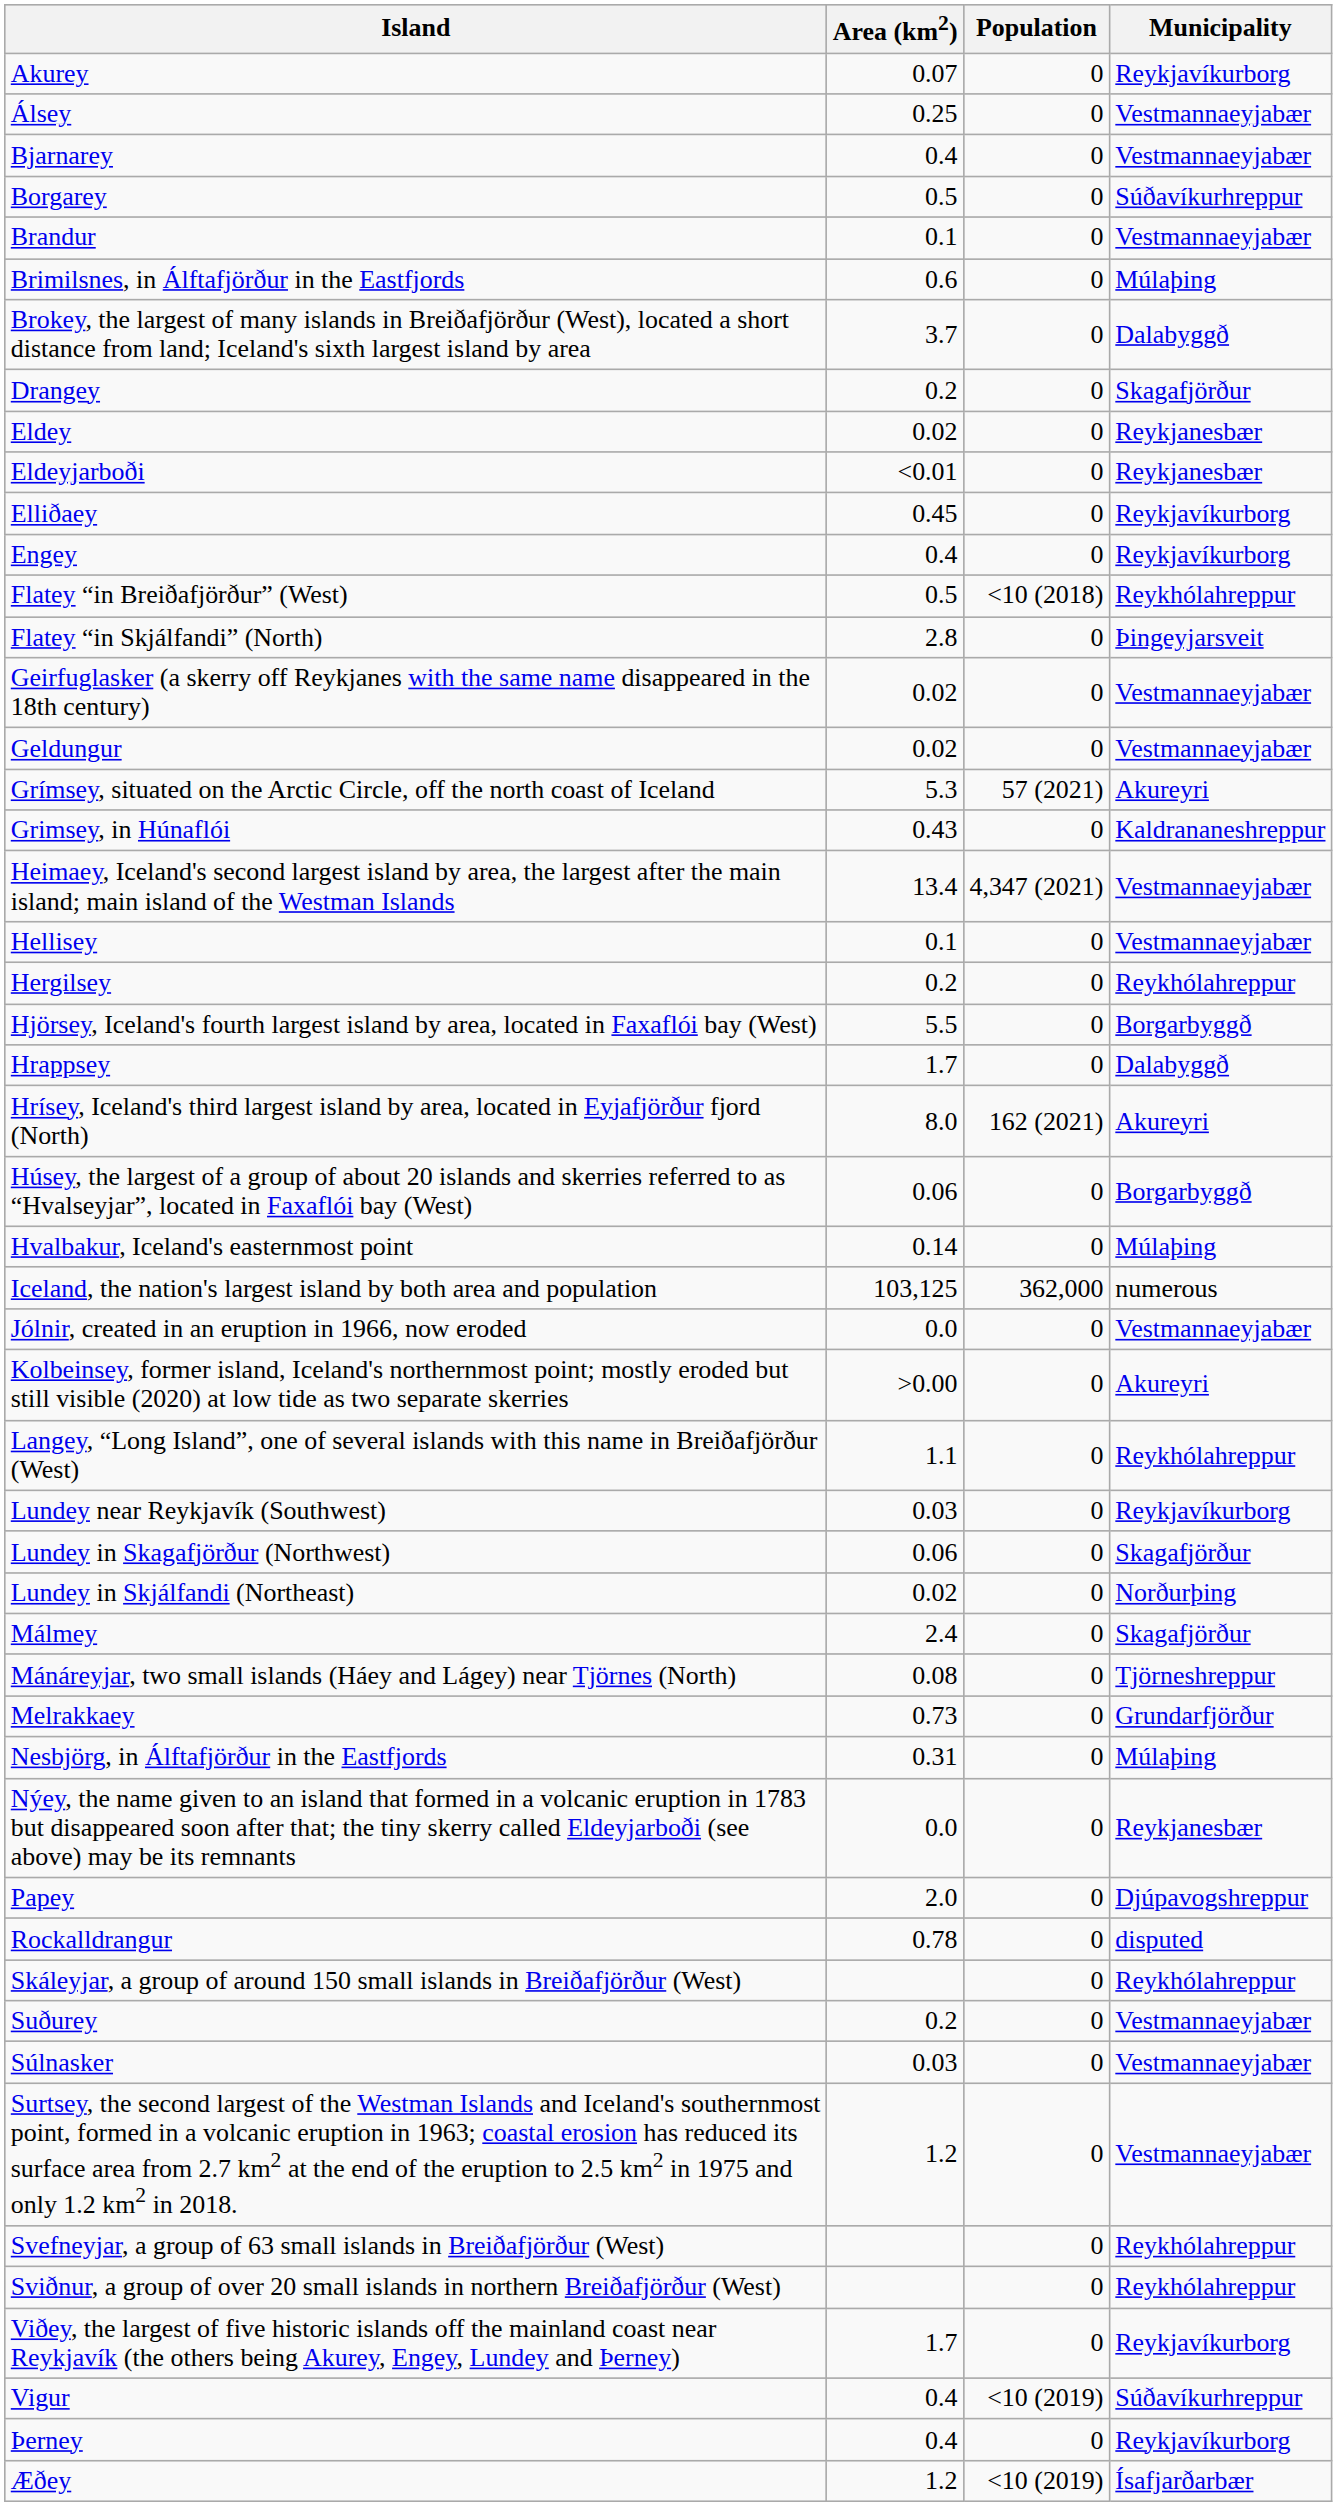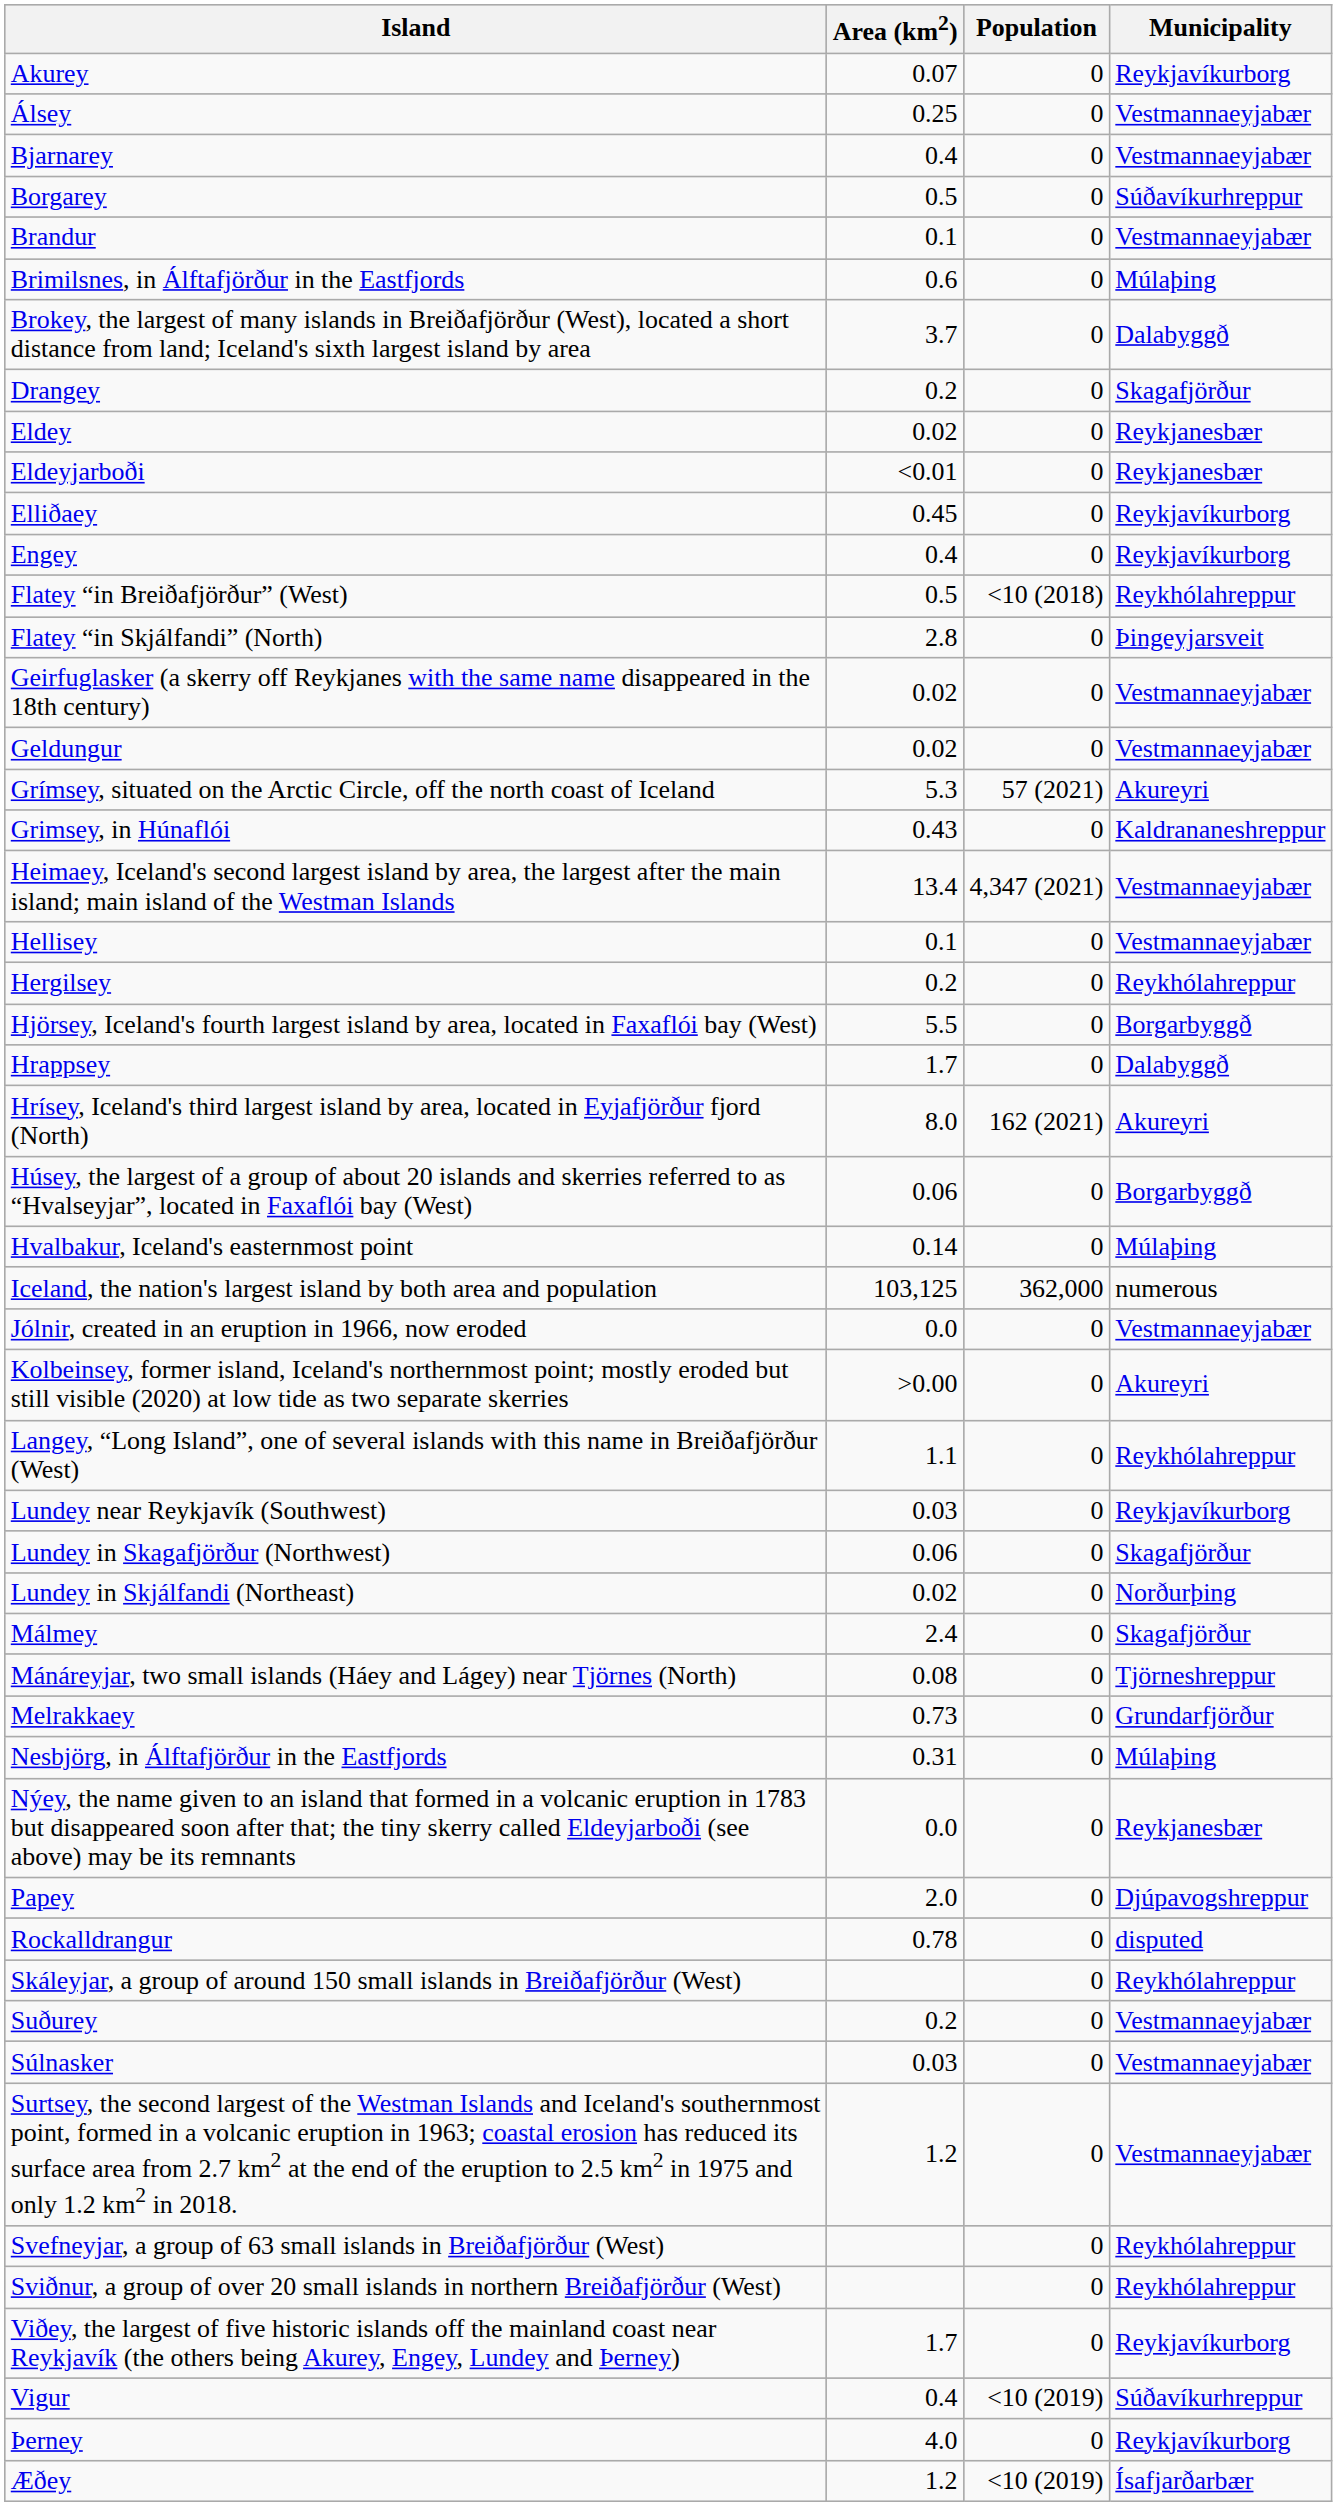(941, 2439) 0.4 -> (941, 2439) 4.0
